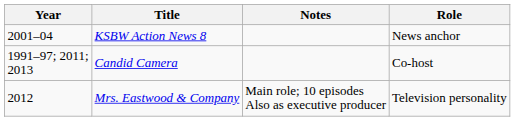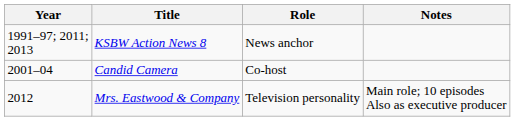columns swapped: (449, 14) <-> (316, 14)
(30, 35) 2001–04 -> (48, 42) 1991–97; 2011; 2013
(48, 63) 1991–97; 2011; 2013 -> (30, 70) 2001–04
